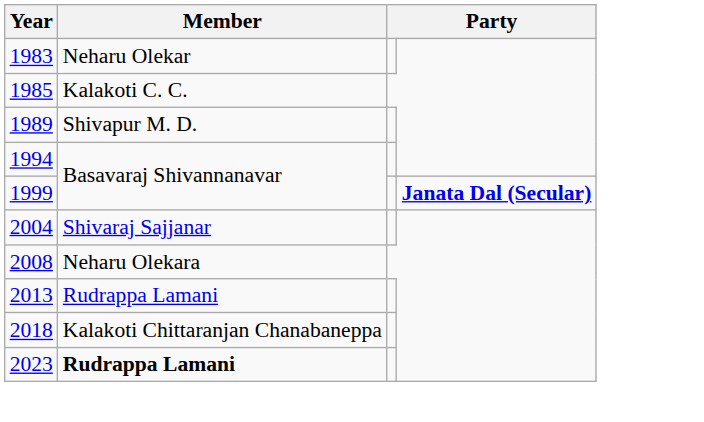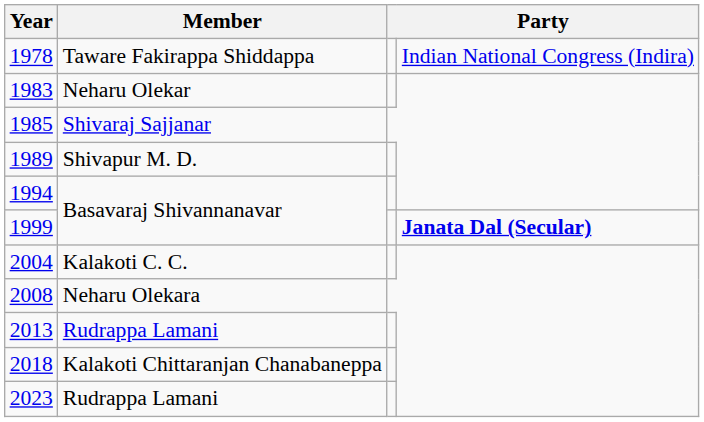+ row: (31, 55)
(125, 90) Kalakoti C. C. -> (137, 124) Shivaraj Sajjanar
(137, 227) Shivaraj Sajjanar -> (125, 261) Kalakoti C. C.
(149, 364) bold -> (140, 398) normal
